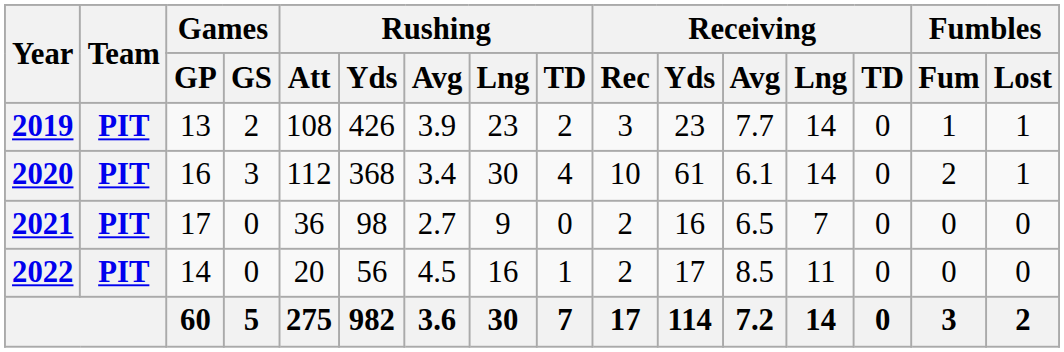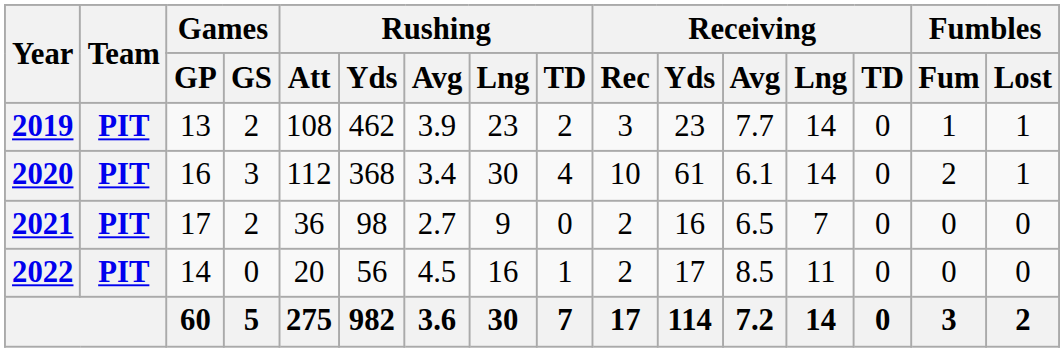(372, 126) 426 -> (372, 126) 462
(251, 223) 0 -> (251, 223) 2
